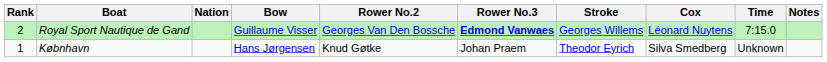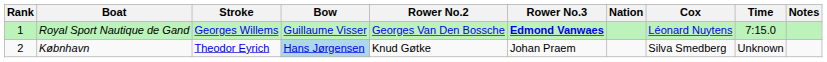columns swapped: (212, 13) <-> (601, 13)
(20, 30) 2 -> (20, 30) 1
(20, 48) 1 -> (20, 48) 2
(274, 48) no background -> (324, 48) lightblue background
